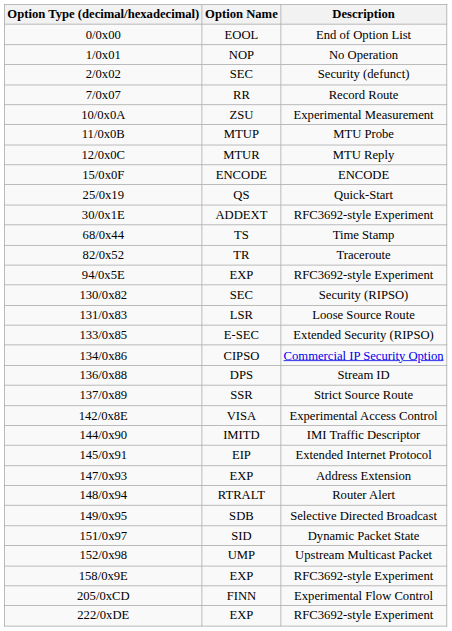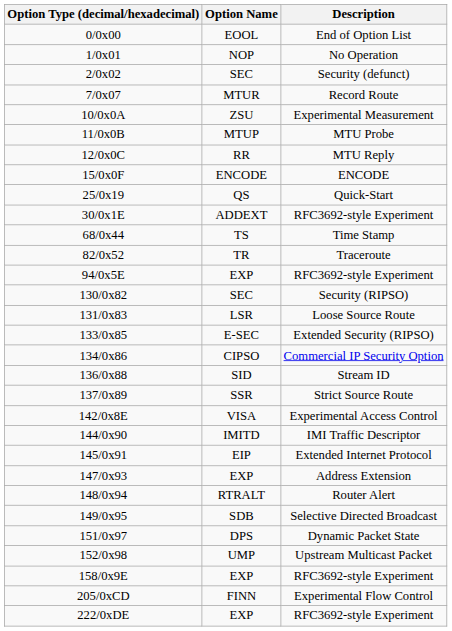(241, 94) RR -> (241, 94) MTUR
(241, 154) MTUR -> (241, 154) RR
(241, 375) DPS -> (241, 375) SID
(241, 535) SID -> (241, 535) DPS
